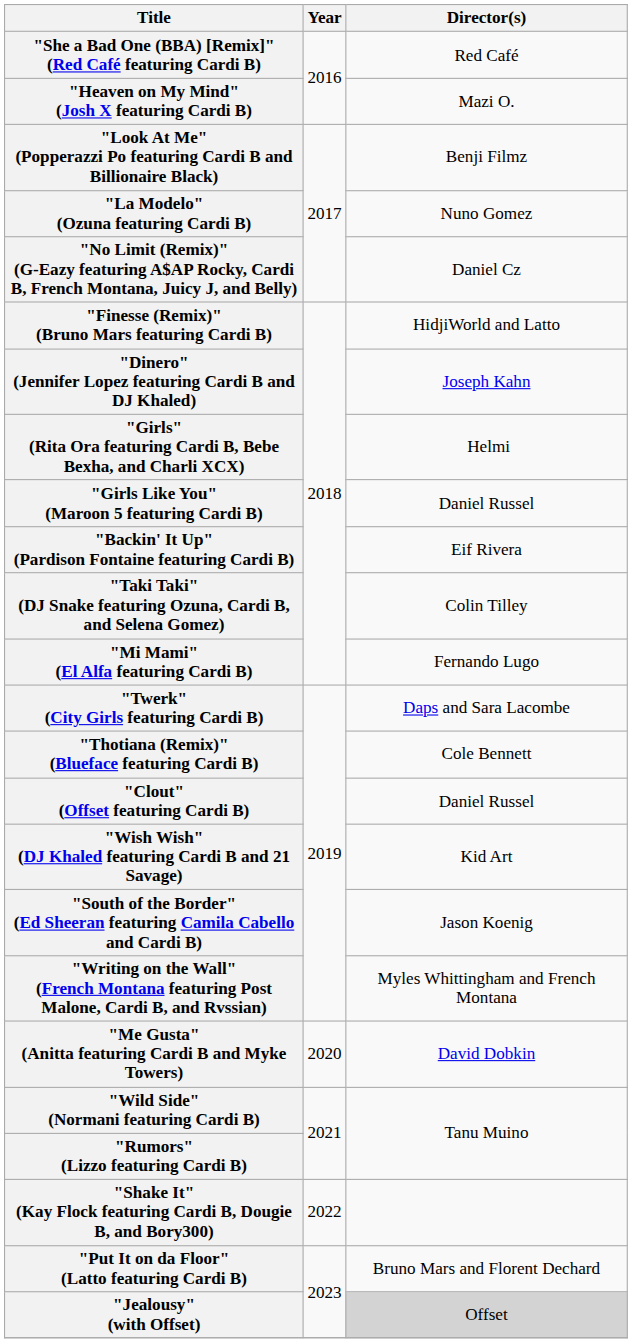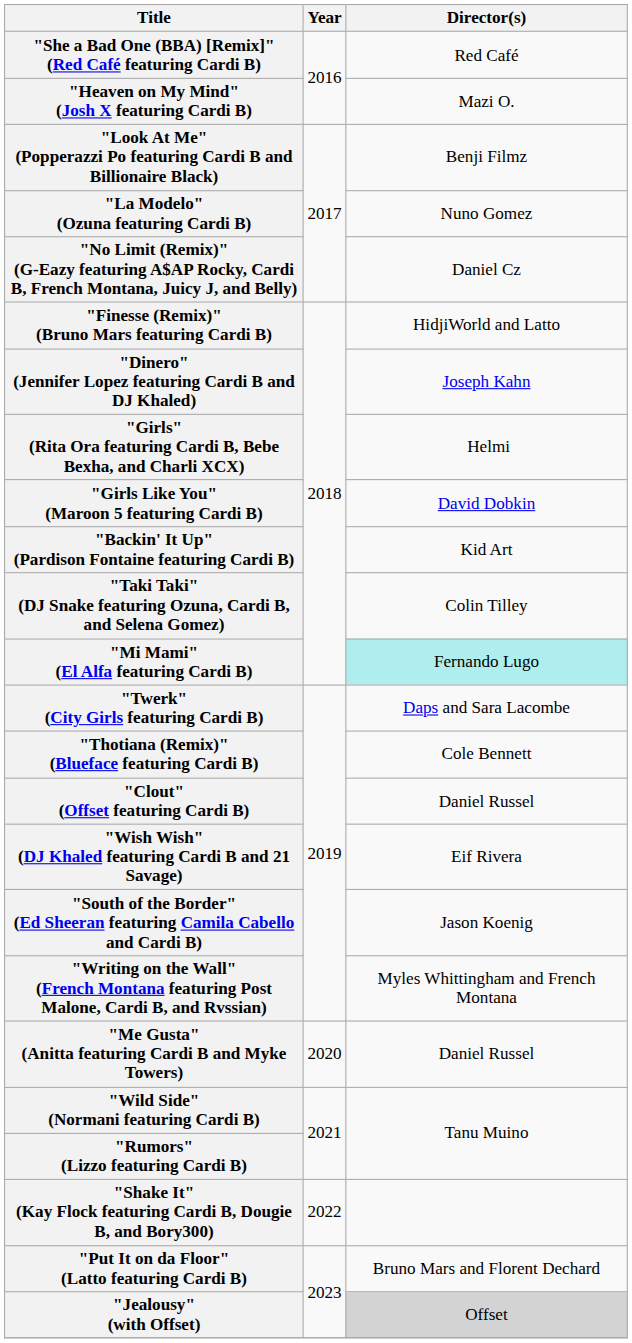(486, 503) Daniel Russel -> (486, 503) David Dobkin
(486, 549) Eif Rivera -> (486, 549) Kid Art
(486, 661) no background -> (486, 661) paleturquoise background
(486, 856) Kid Art -> (486, 856) Eif Rivera
(486, 1053) David Dobkin -> (486, 1053) Daniel Russel
